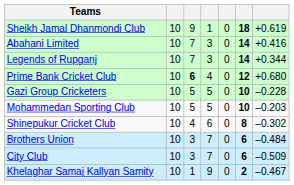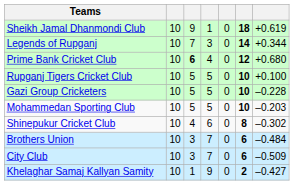- row: (43, 44)
+ row: (69, 76)
(271, 172) –0.467 -> (271, 172) –0.427
